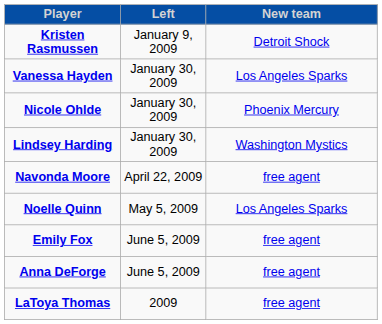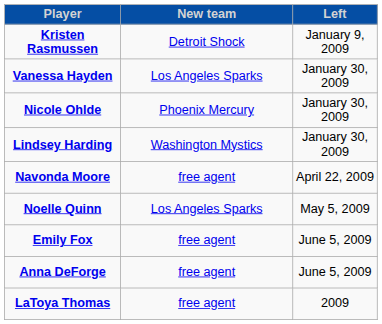columns swapped: (163, 14) <-> (292, 14)
